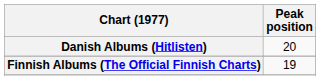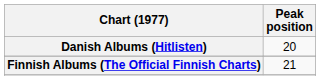(290, 65) 19 -> (290, 65) 21
